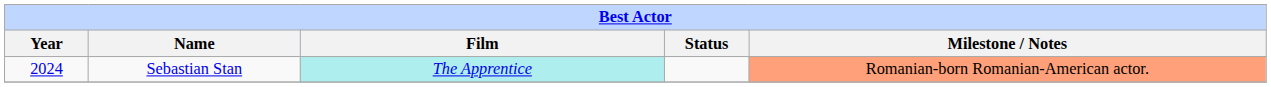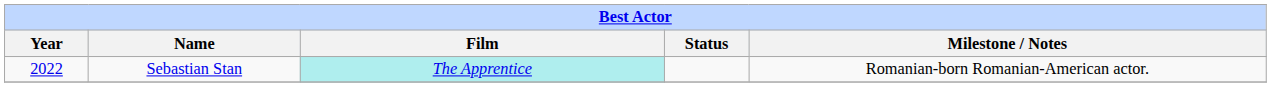(47, 69) 2024 -> (47, 69) 2022
(1007, 69) lightsalmon background -> (1007, 69) no background
